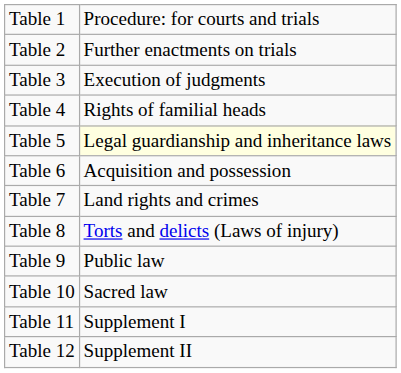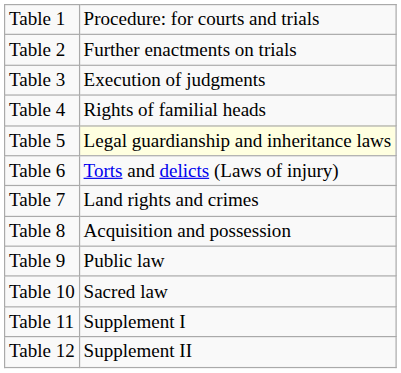(187, 170) Acquisition and possession -> (211, 170) Torts and delicts (Laws of injury)
(211, 230) Torts and delicts (Laws of injury) -> (187, 230) Acquisition and possession
